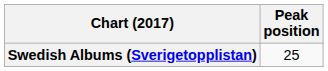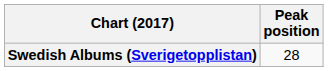(292, 54) 25 -> (292, 54) 28
